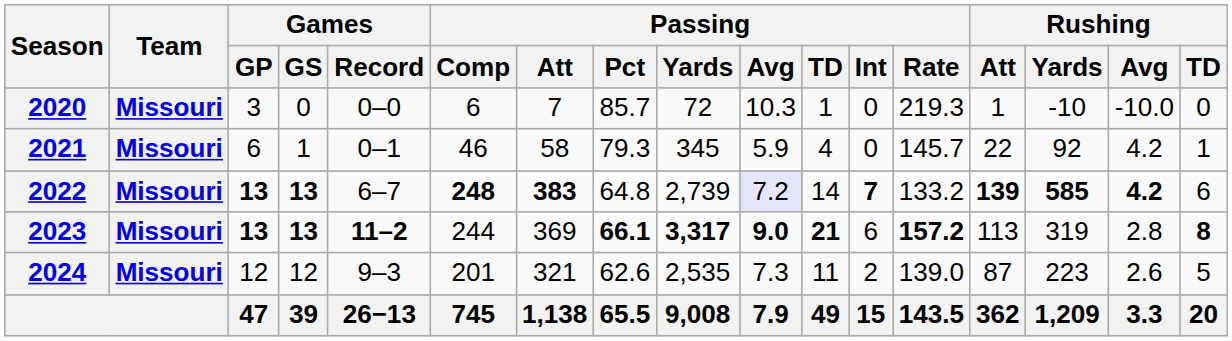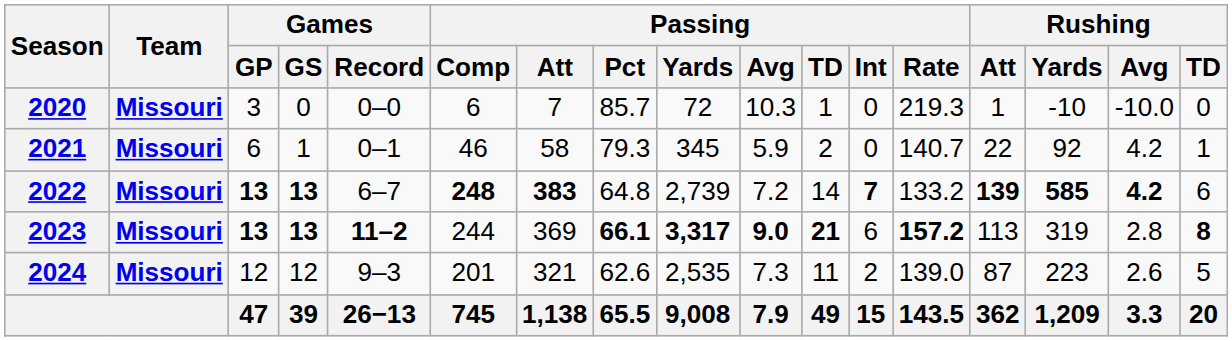(825, 149) 4 -> (825, 149) 2
(931, 149) 145.7 -> (931, 149) 140.7
(771, 190) lavender background -> (771, 190) no background
